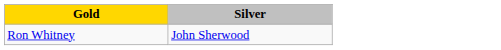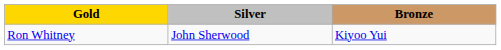+ column: (414, 14)
